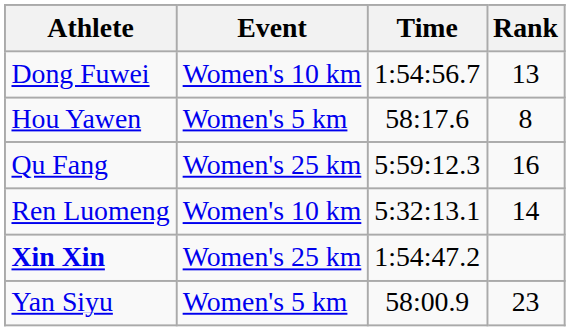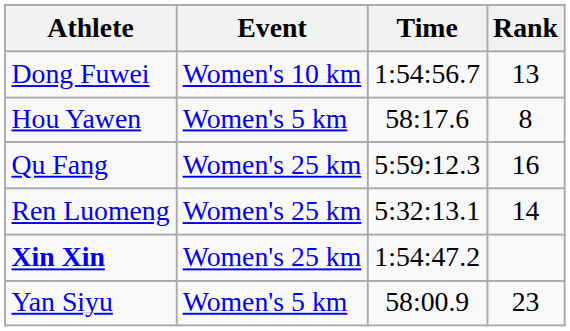(272, 211) Women's 10 km -> (272, 211) Women's 25 km
